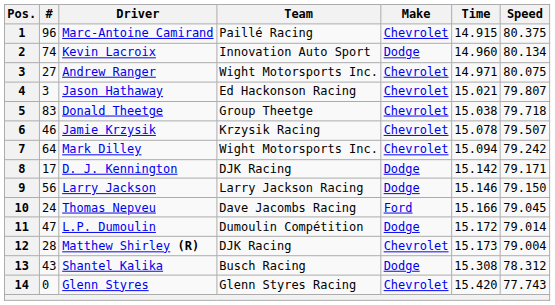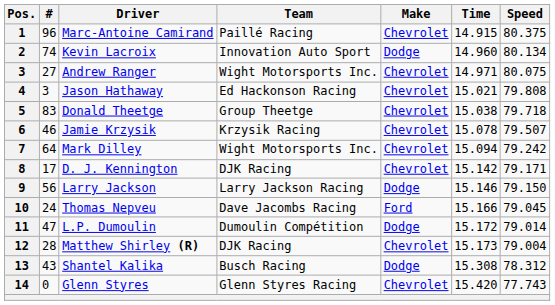(525, 92) 79.807 -> (525, 92) 79.808
(402, 169) Dodge -> (416, 169) Chevrolet
